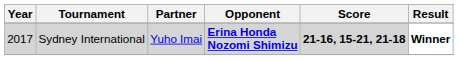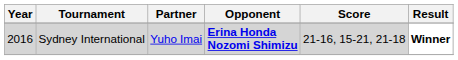(20, 39) 2017 -> (20, 39) 2016
(354, 39) bold -> (354, 39) normal
